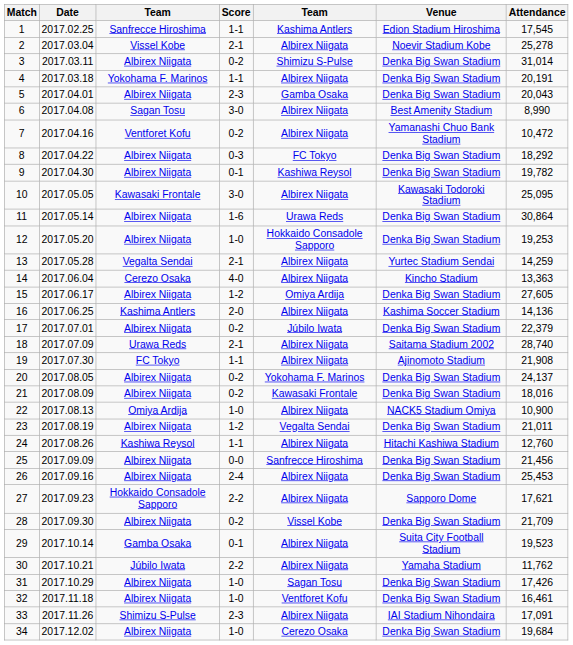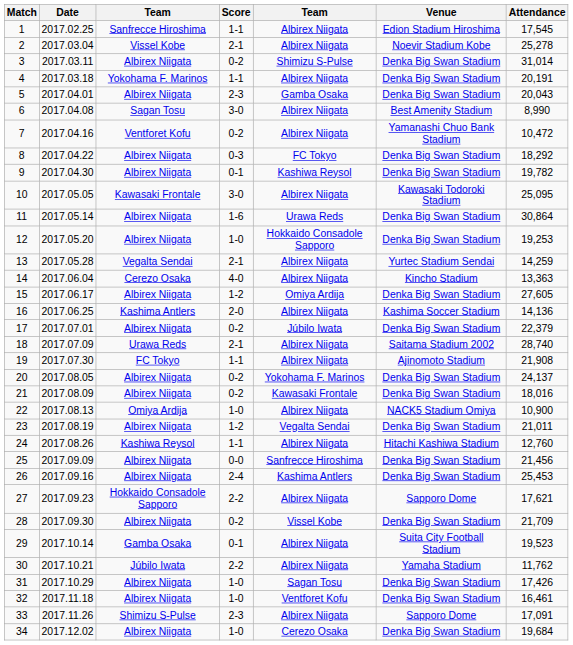(315, 29) Kashima Antlers -> (315, 29) Albirex Niigata
(315, 476) Albirex Niigata -> (315, 476) Kashima Antlers
(441, 615) IAI Stadium Nihondaira -> (441, 615) Sapporo Dome
